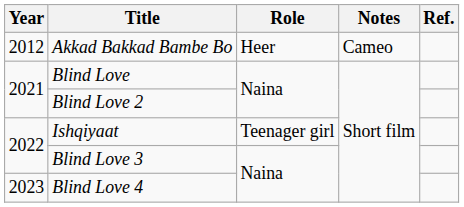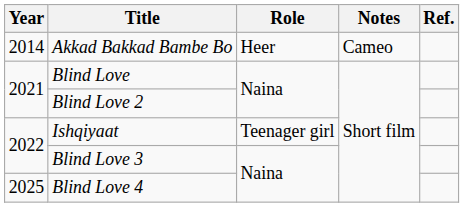(26, 46) 2012 -> (26, 46) 2014
(26, 187) 2023 -> (26, 187) 2025
